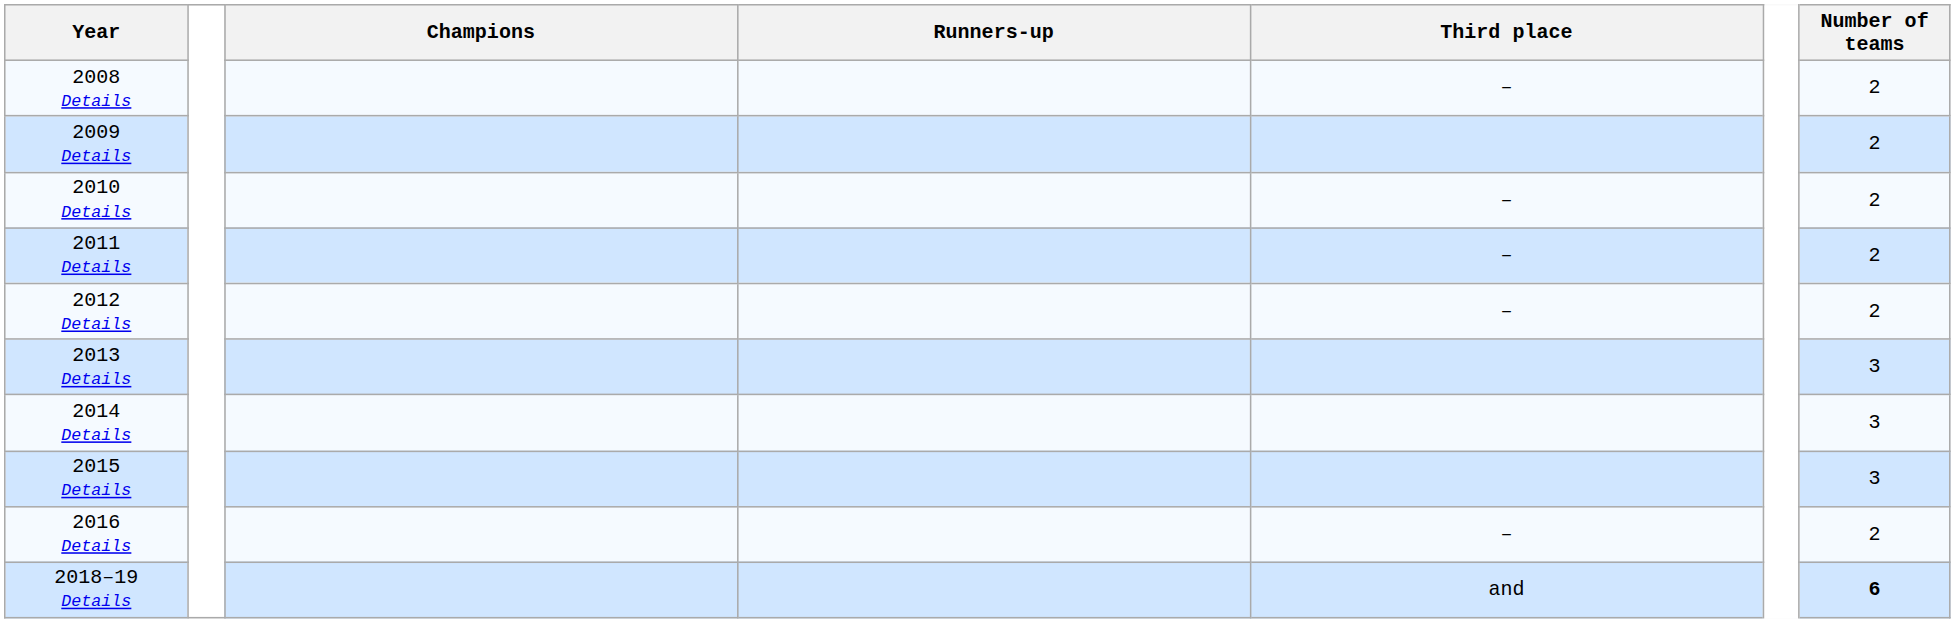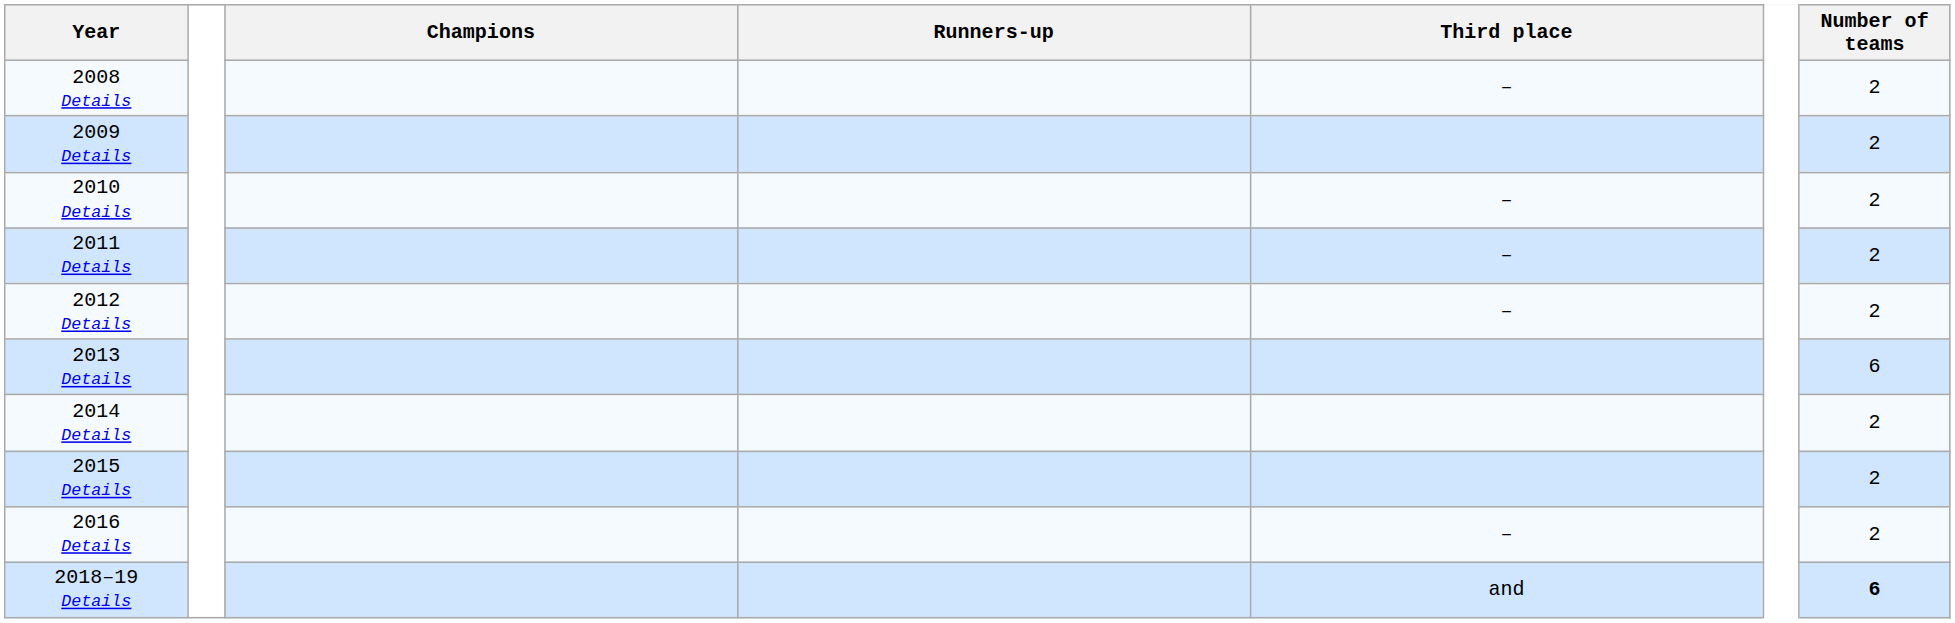(1875, 367) 3 -> (1875, 367) 6
(1875, 423) 3 -> (1875, 423) 2
(1875, 478) 3 -> (1875, 478) 2
